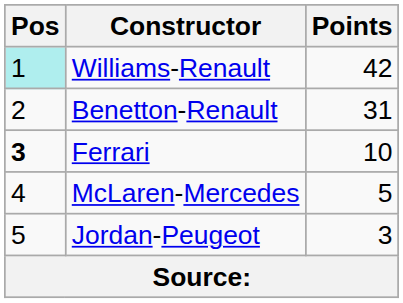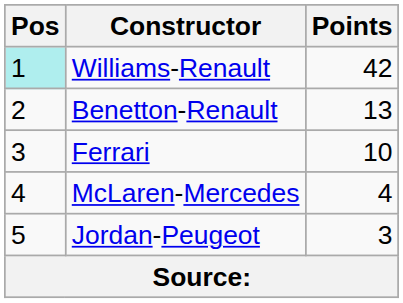(378, 110) 31 -> (378, 110) 13
(18, 152) bold -> (18, 152) normal
(385, 193) 5 -> (385, 193) 4
